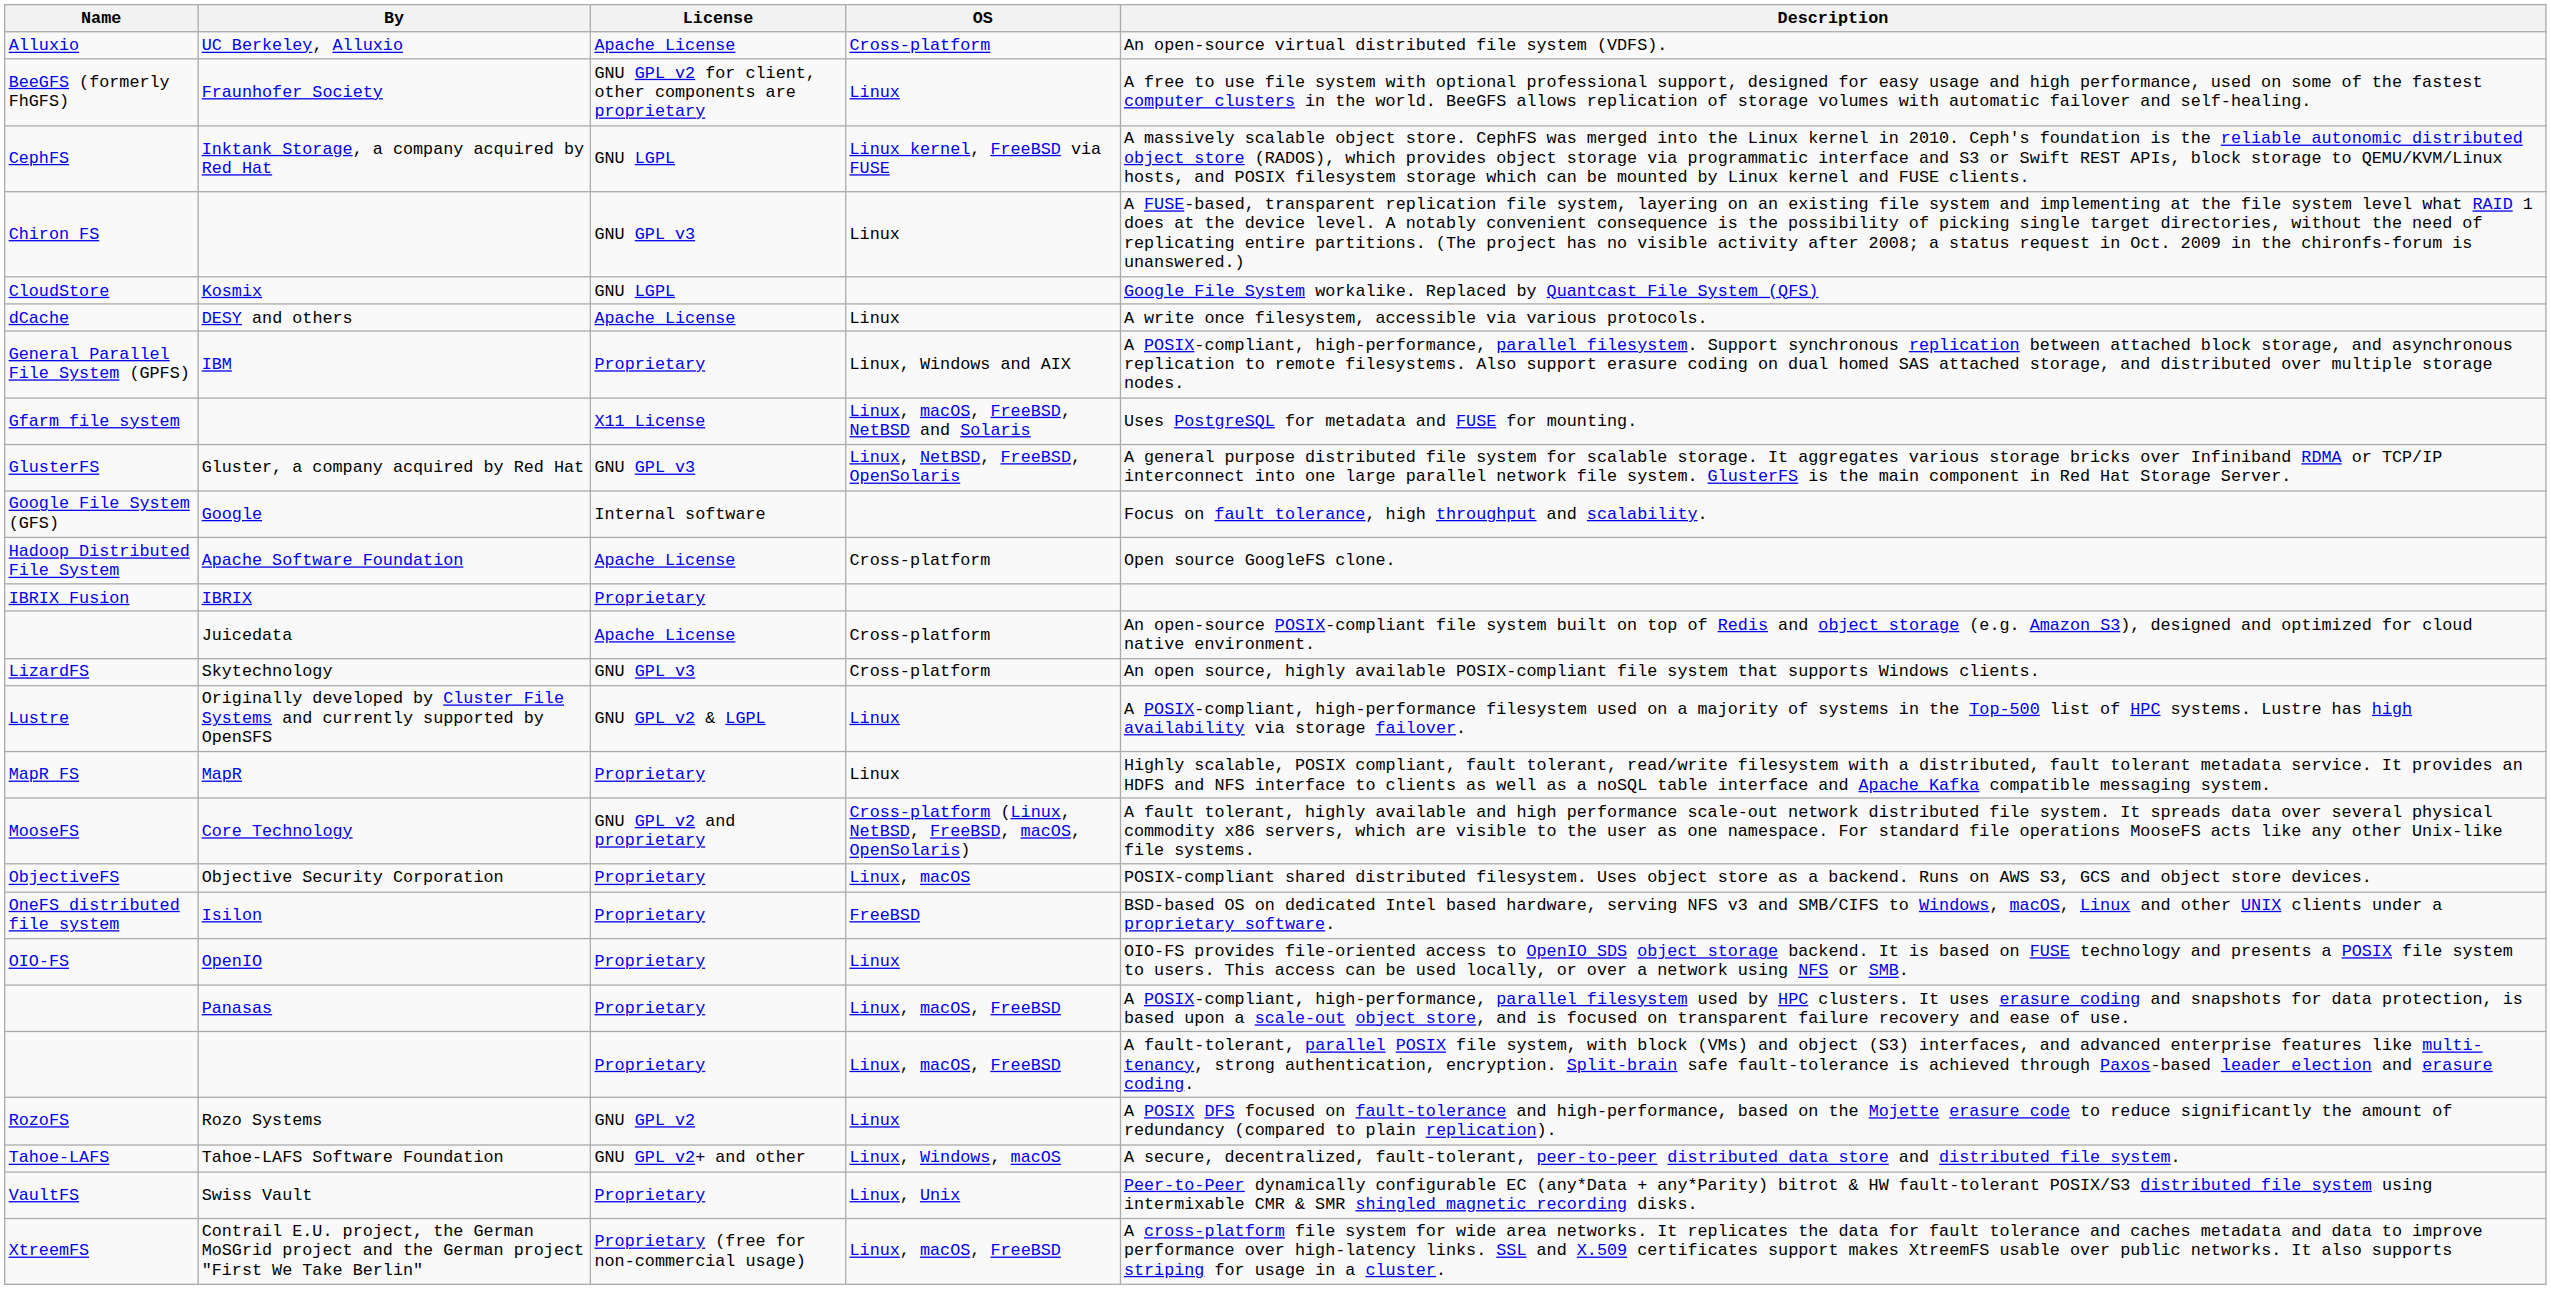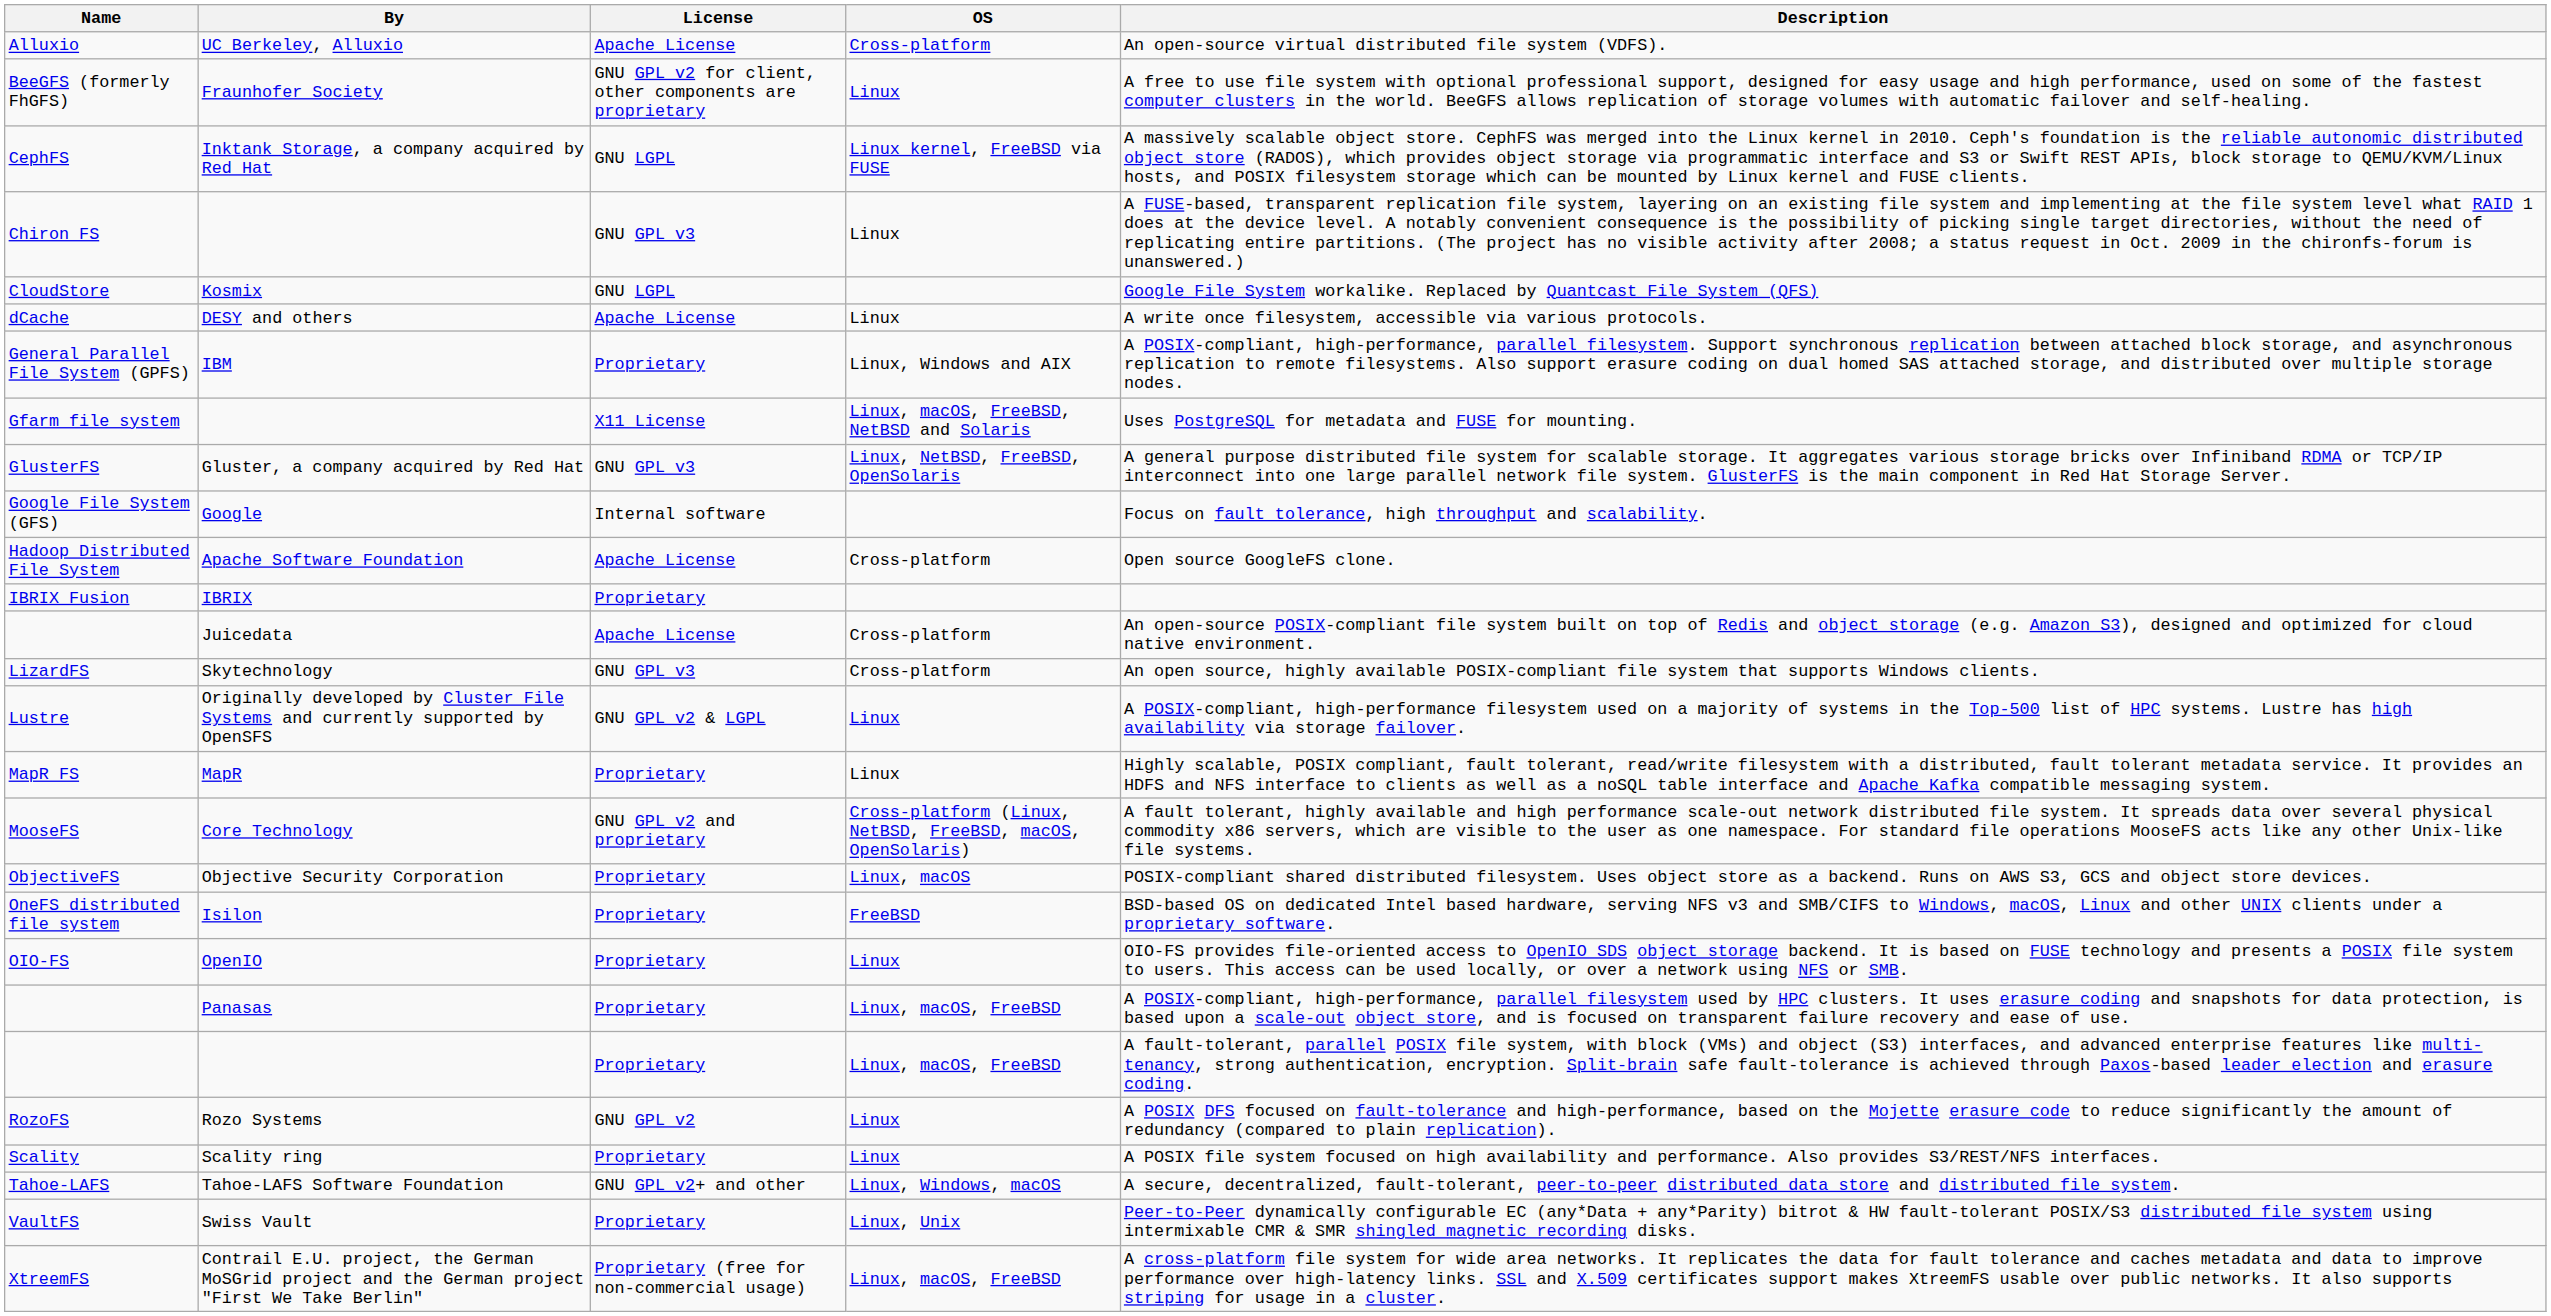+ row: (44, 1158)
